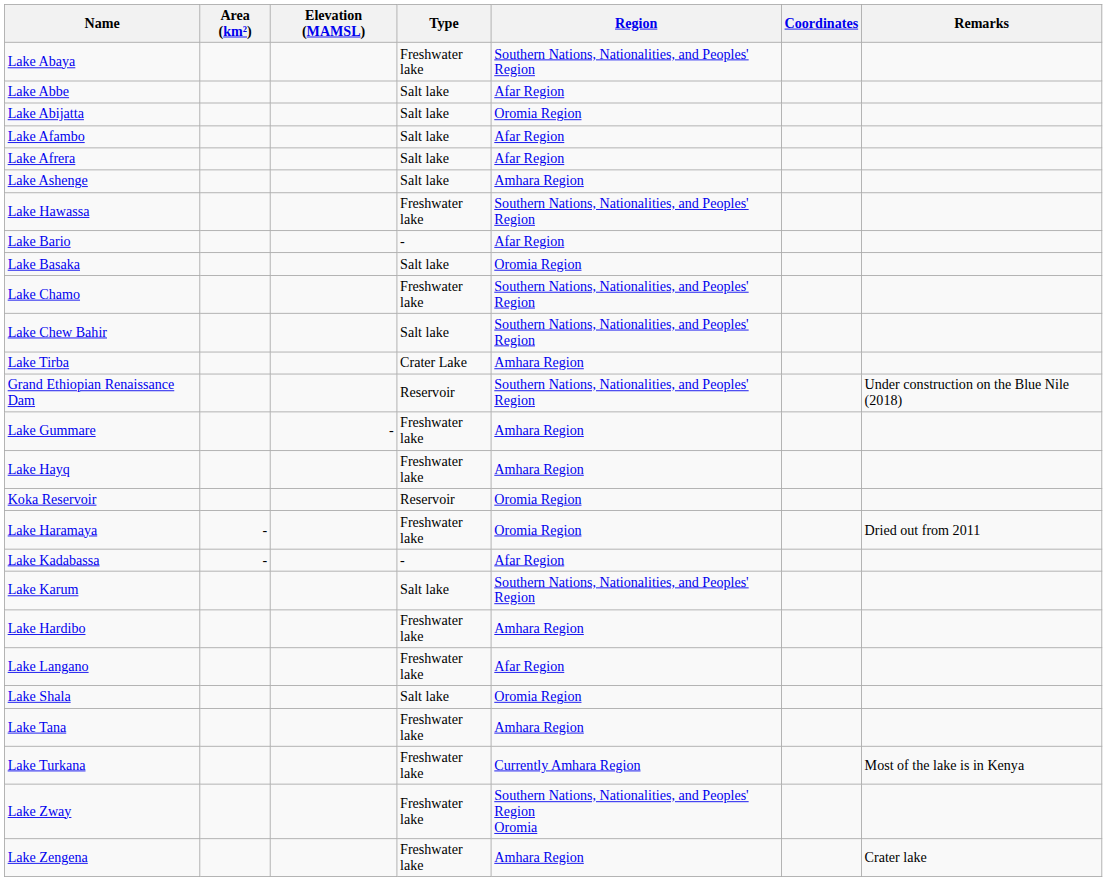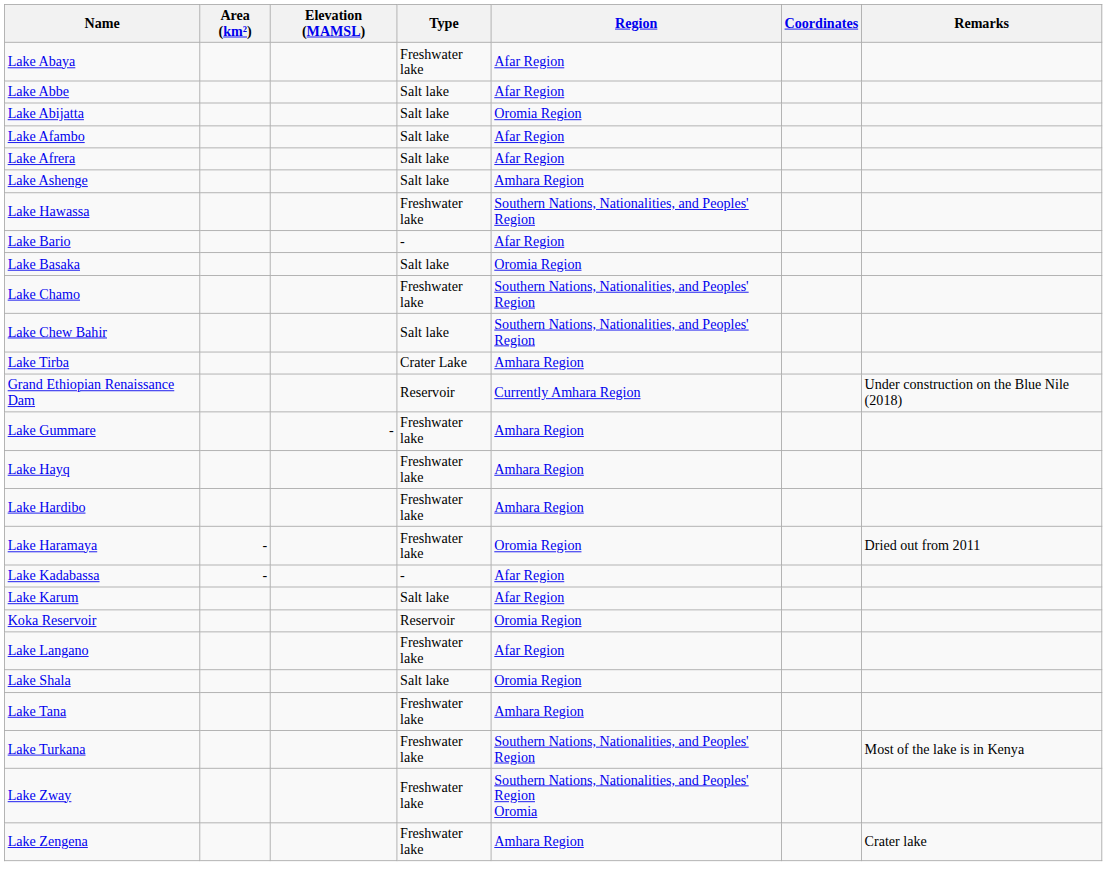(621, 61) Southern Nations, Nationalities, and Peoples' Region -> (529, 61) Afar Region
(621, 393) Southern Nations, Nationalities, and Peoples' Region -> (567, 393) Currently Amhara Region
rows swapped: (47, 628) <-> (52, 499)
(621, 590) Southern Nations, Nationalities, and Peoples' Region -> (529, 598) Afar Region
(567, 765) Currently Amhara Region -> (621, 749) Southern Nations, Nationalities, and Peoples' Region
